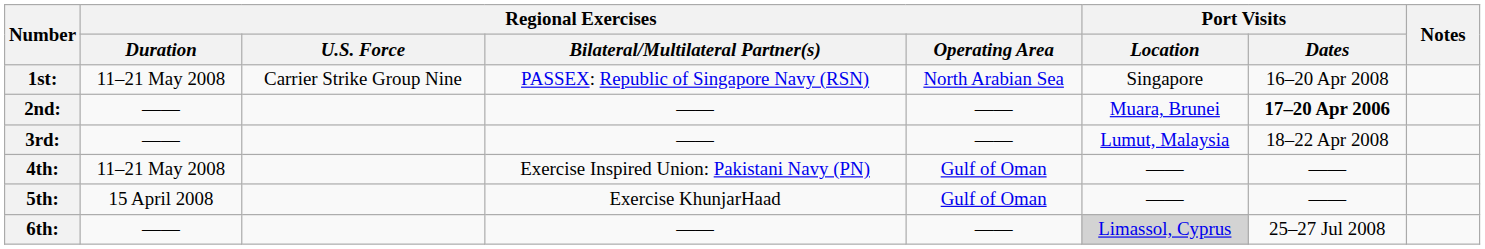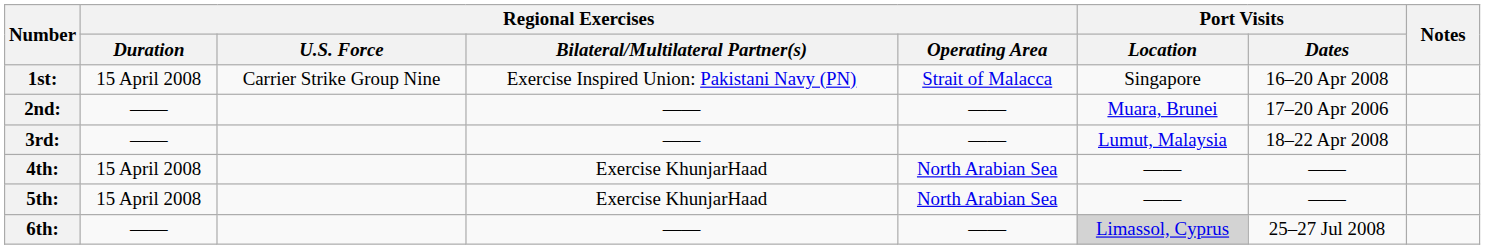(161, 79) 11–21 May 2008 -> (149, 79) 15 April 2008
(695, 79) PASSEX: Republic of Singapore Navy (RSN) -> (682, 79) Exercise Inspired Union: Pakistani Navy (PN)
(994, 79) North Arabian Sea -> (987, 79) Strait of Malacca
(1327, 109) bold -> (1327, 109) normal
(161, 169) 11–21 May 2008 -> (149, 169) 15 April 2008
(695, 169) Exercise Inspired Union: Pakistani Navy (PN) -> (682, 169) Exercise KhunjarHaad
(994, 169) Gulf of Oman -> (987, 169) North Arabian Sea
(994, 199) Gulf of Oman -> (987, 199) North Arabian Sea
